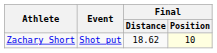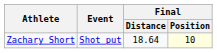(146, 40) 18.62 -> (146, 40) 18.64
